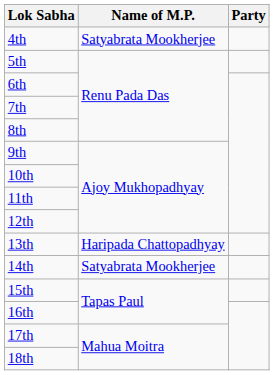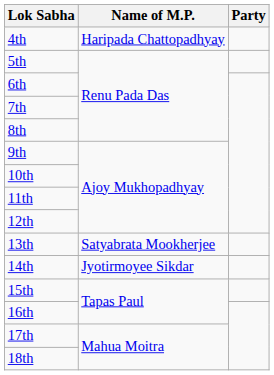(148, 38) Satyabrata Mookherjee -> (153, 38) Haripada Chattopadhyay
(153, 244) Haripada Chattopadhyay -> (148, 244) Satyabrata Mookherjee
(148, 267) Satyabrata Mookherjee -> (137, 267) Jyotirmoyee Sikdar
